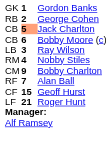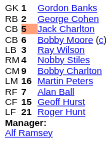+ row: (65, 81)
